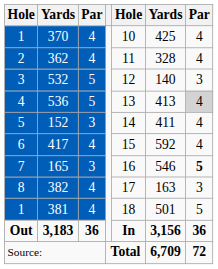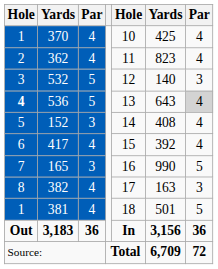(165, 58) 328 -> (165, 58) 823
(21, 101) normal -> (21, 101) bold
(165, 101) 413 -> (165, 101) 643
(165, 123) 411 -> (165, 123) 408
(165, 144) 592 -> (165, 144) 392
(165, 166) 546 -> (165, 166) 990
(199, 166) bold -> (199, 166) normal
